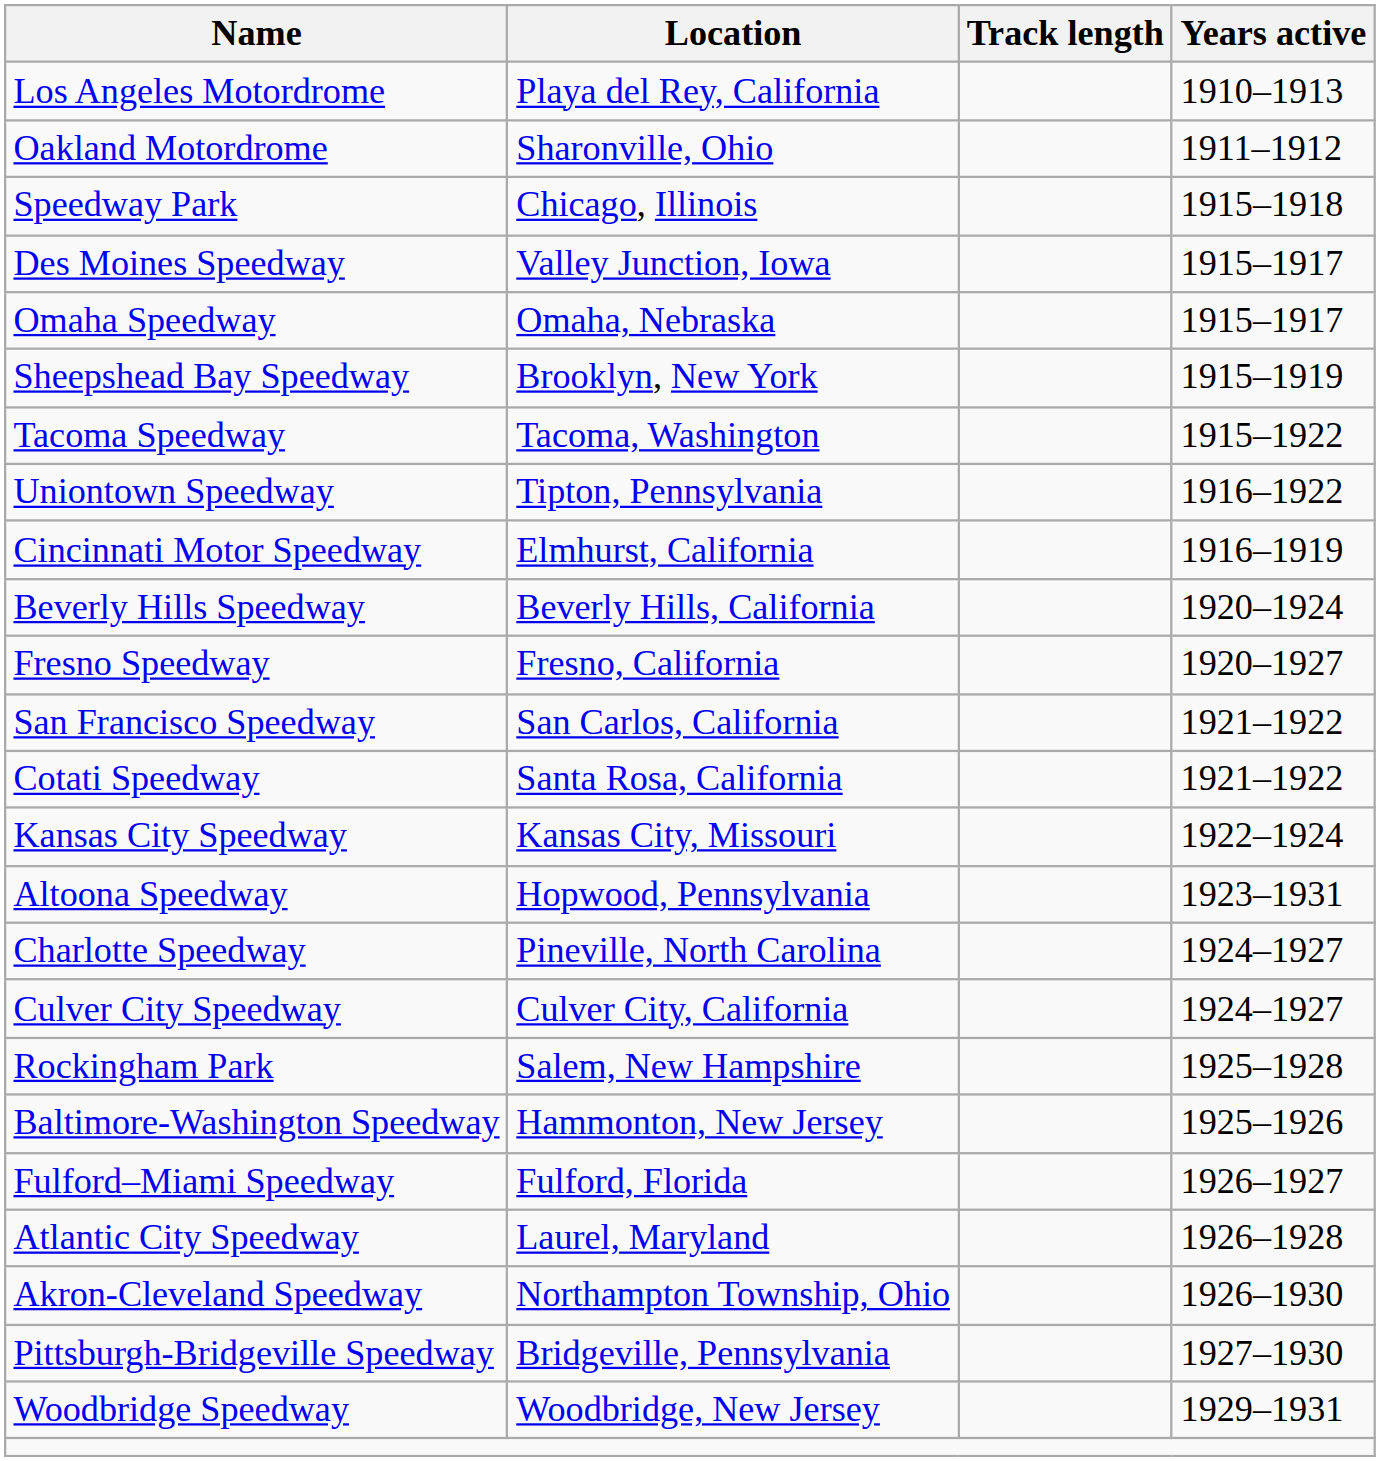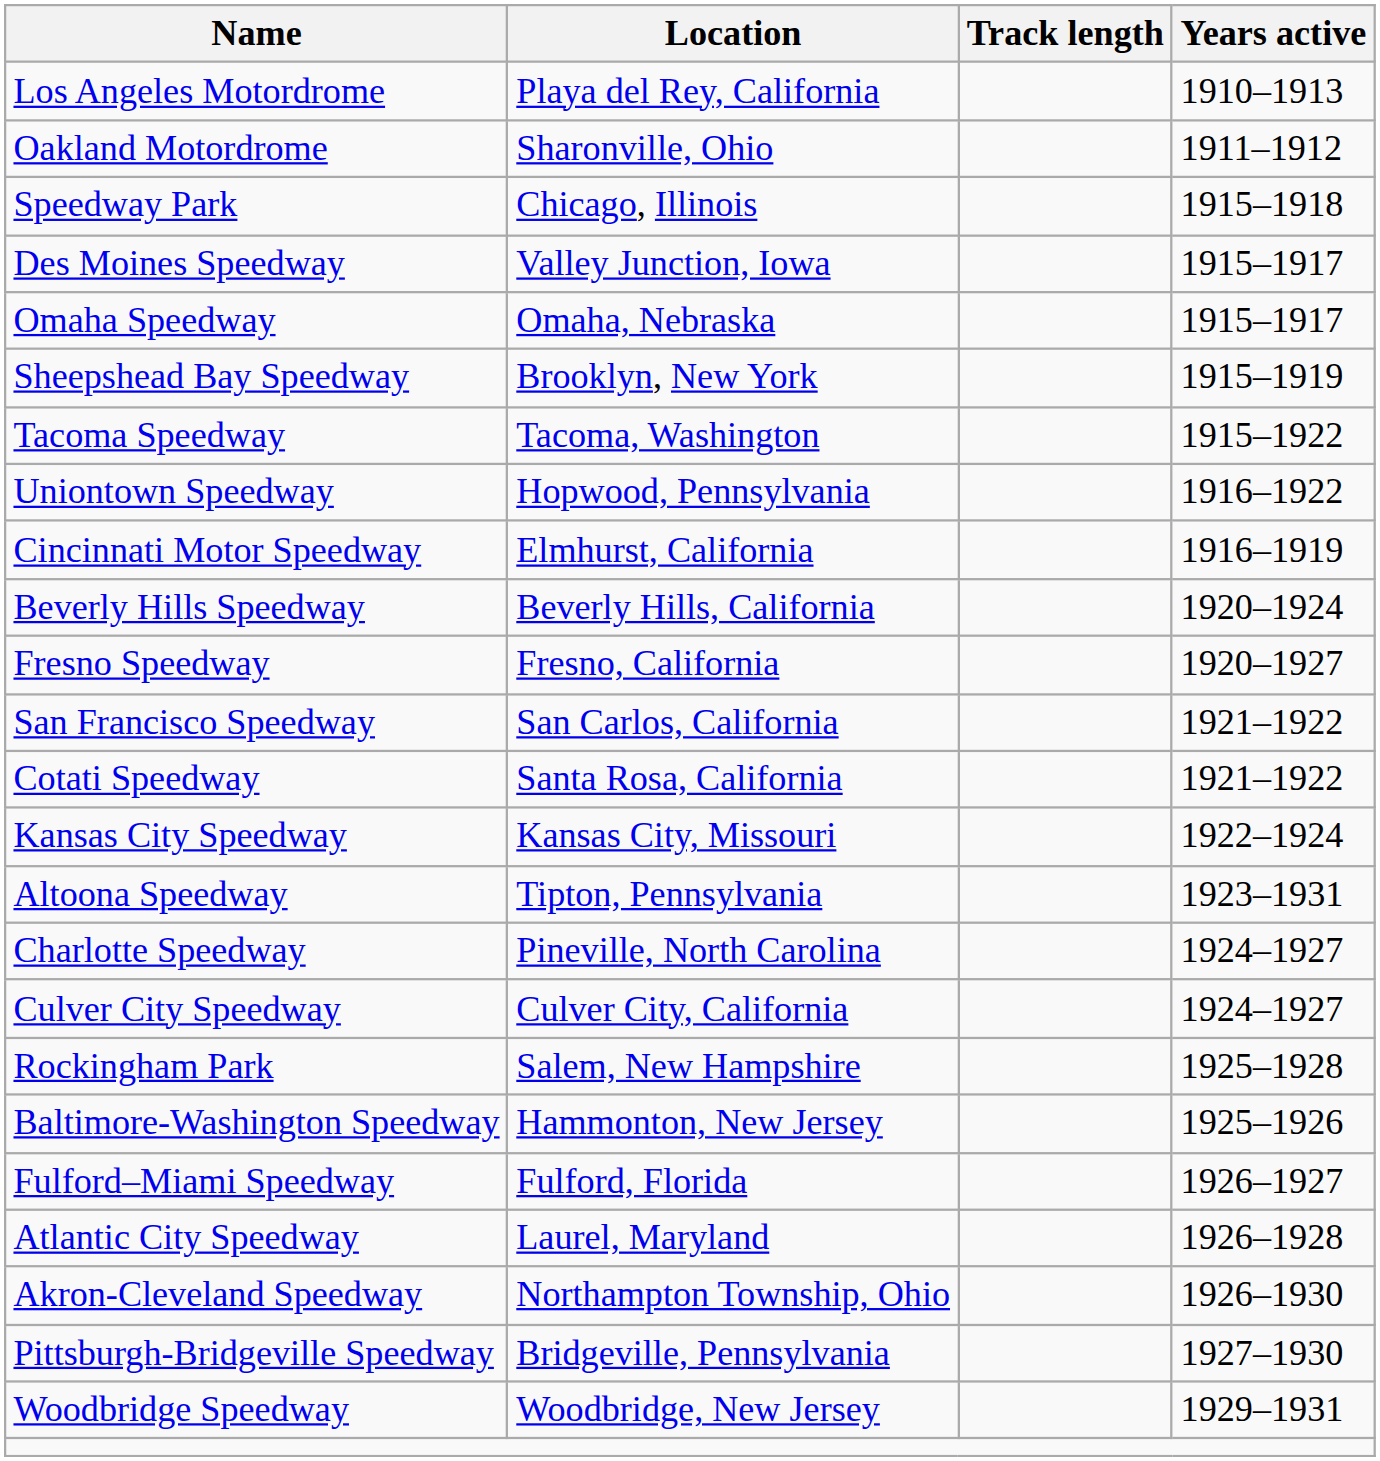(669, 491) Tipton, Pennsylvania -> (693, 491) Hopwood, Pennsylvania
(693, 893) Hopwood, Pennsylvania -> (669, 893) Tipton, Pennsylvania
